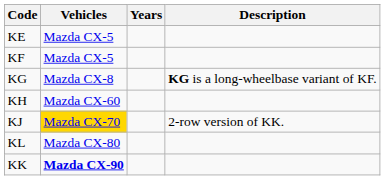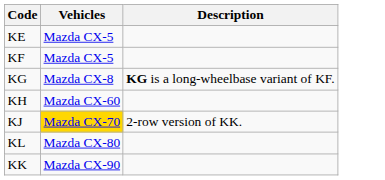- column: (146, 15)
(84, 164) bold -> (82, 164) normal
